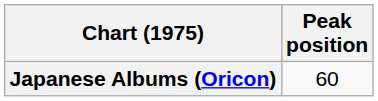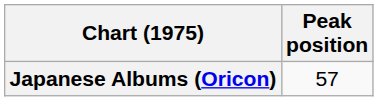(327, 78) 60 -> (327, 78) 57
